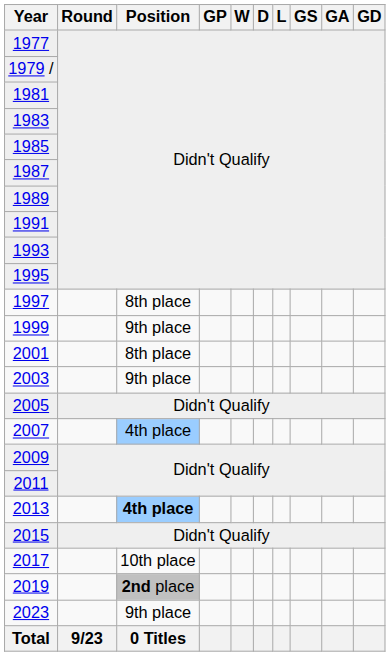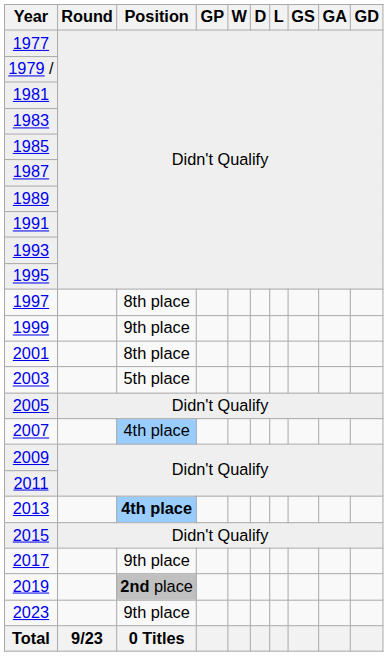(158, 379) 9th place -> (157, 379) 5th place
(158, 560) 10th place -> (157, 560) 9th place
